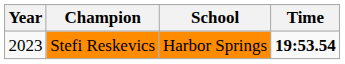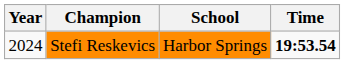(25, 44) 2023 -> (25, 44) 2024
